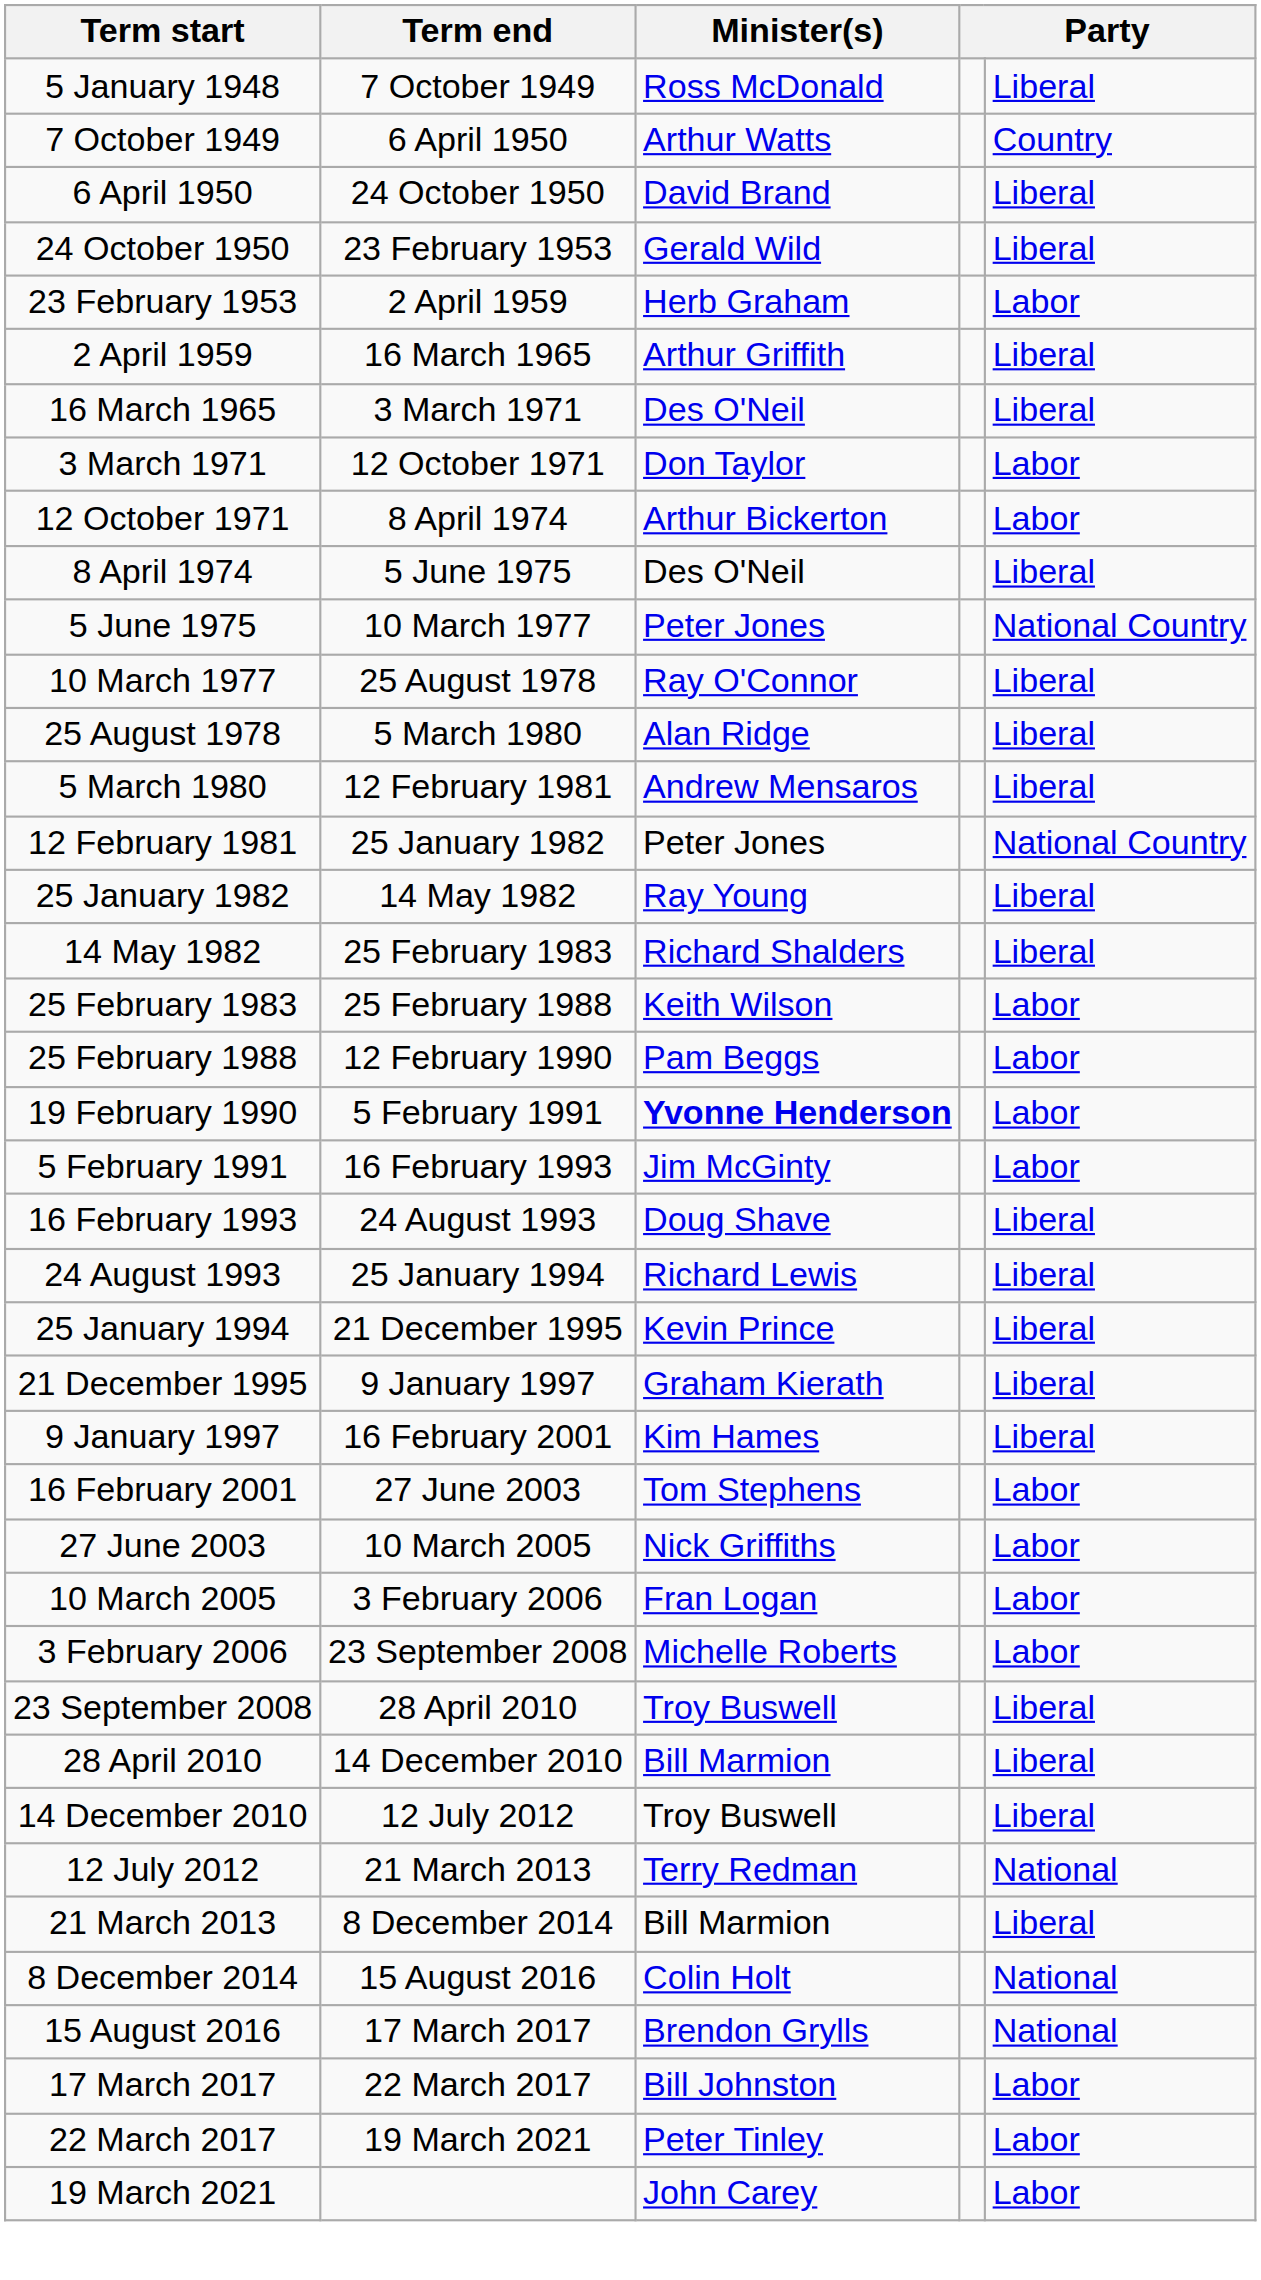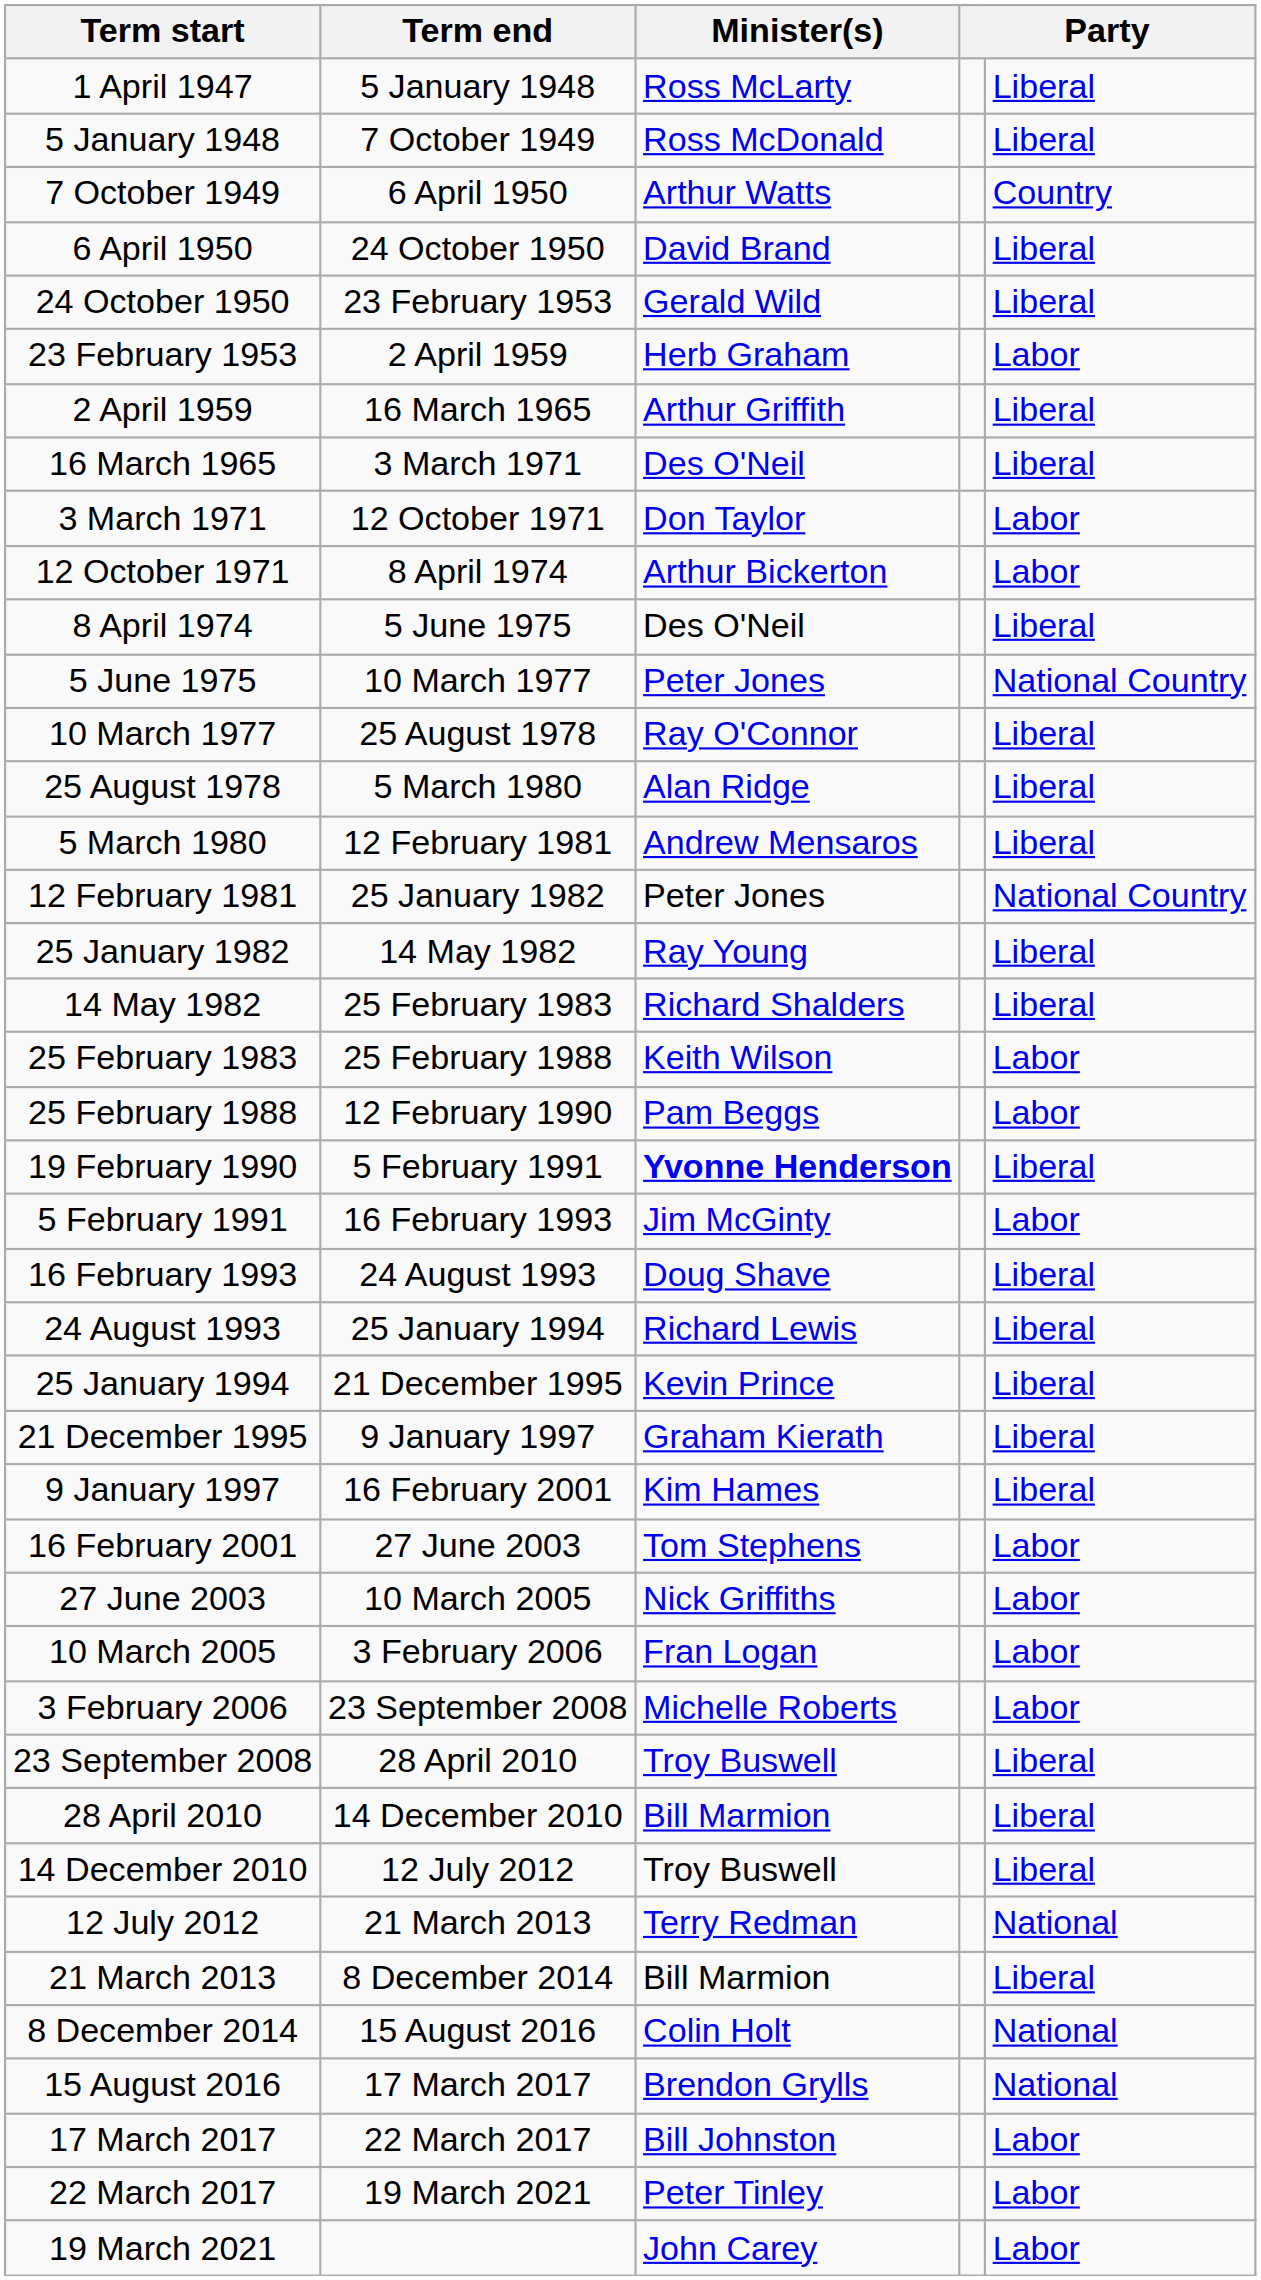+ row: (163, 85)
(1036, 1112) Labor -> (1044, 1166) Liberal
